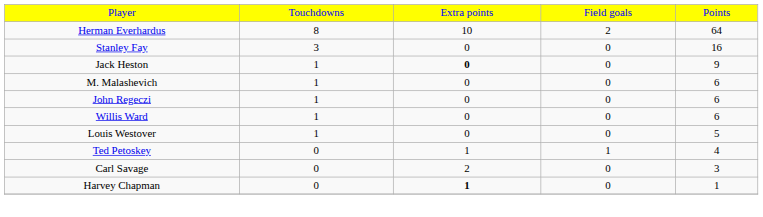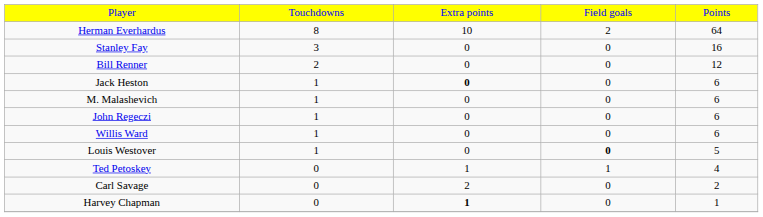+ row: (122, 64)
(717, 64) 9 -> (717, 82) 6
(608, 133) normal -> (608, 151) bold
(717, 168) 3 -> (717, 185) 2
